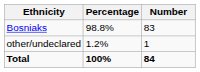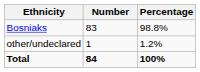columns swapped: (168, 12) <-> (112, 12)
